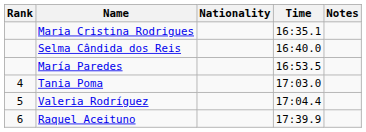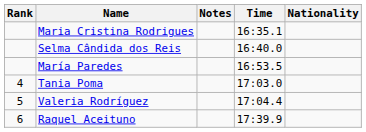columns swapped: (235, 13) <-> (343, 13)
